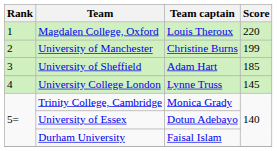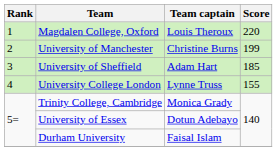(251, 84) 145 -> (251, 84) 155
